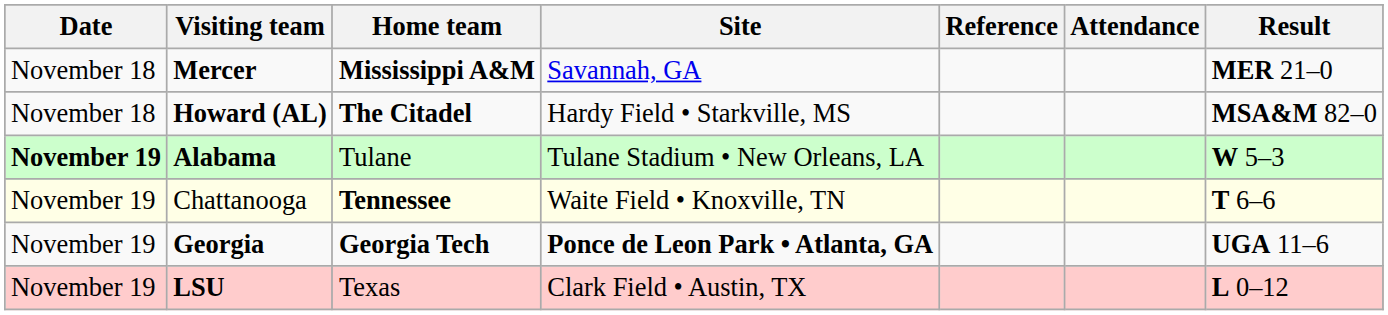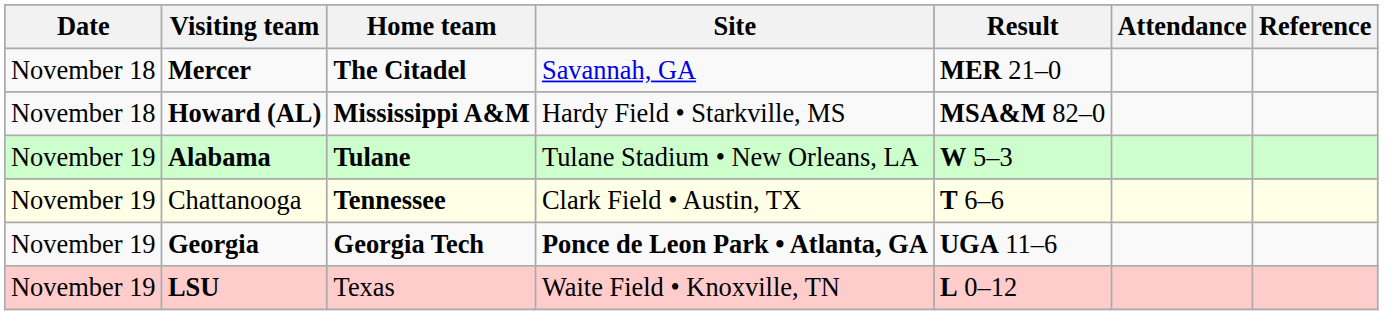columns swapped: (1294, 26) <-> (1002, 26)
(437, 70) Mississippi A&M -> (400, 70) The Citadel
(405, 113) The Citadel -> (432, 113) Mississippi A&M
(86, 157) bold -> (83, 157) normal
(375, 157) normal -> (372, 157) bold
(696, 200) Waite Field • Knoxville, TN -> (671, 200) Clark Field • Austin, TX
(677, 288) Clark Field • Austin, TX -> (691, 288) Waite Field • Knoxville, TN
